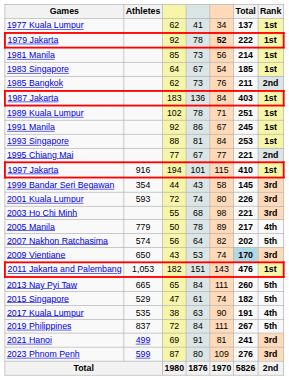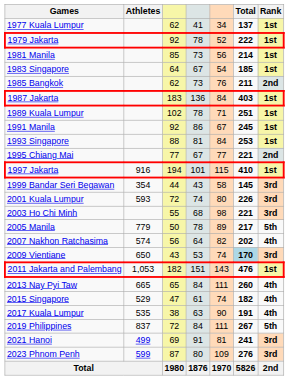(222, 41) bold -> (222, 41) normal
(271, 227) 4th -> (271, 227) 5th
(271, 241) 5th -> (271, 241) 4th
(271, 285) 5th -> (271, 285) 4th
(271, 299) 5th -> (271, 299) 4th
